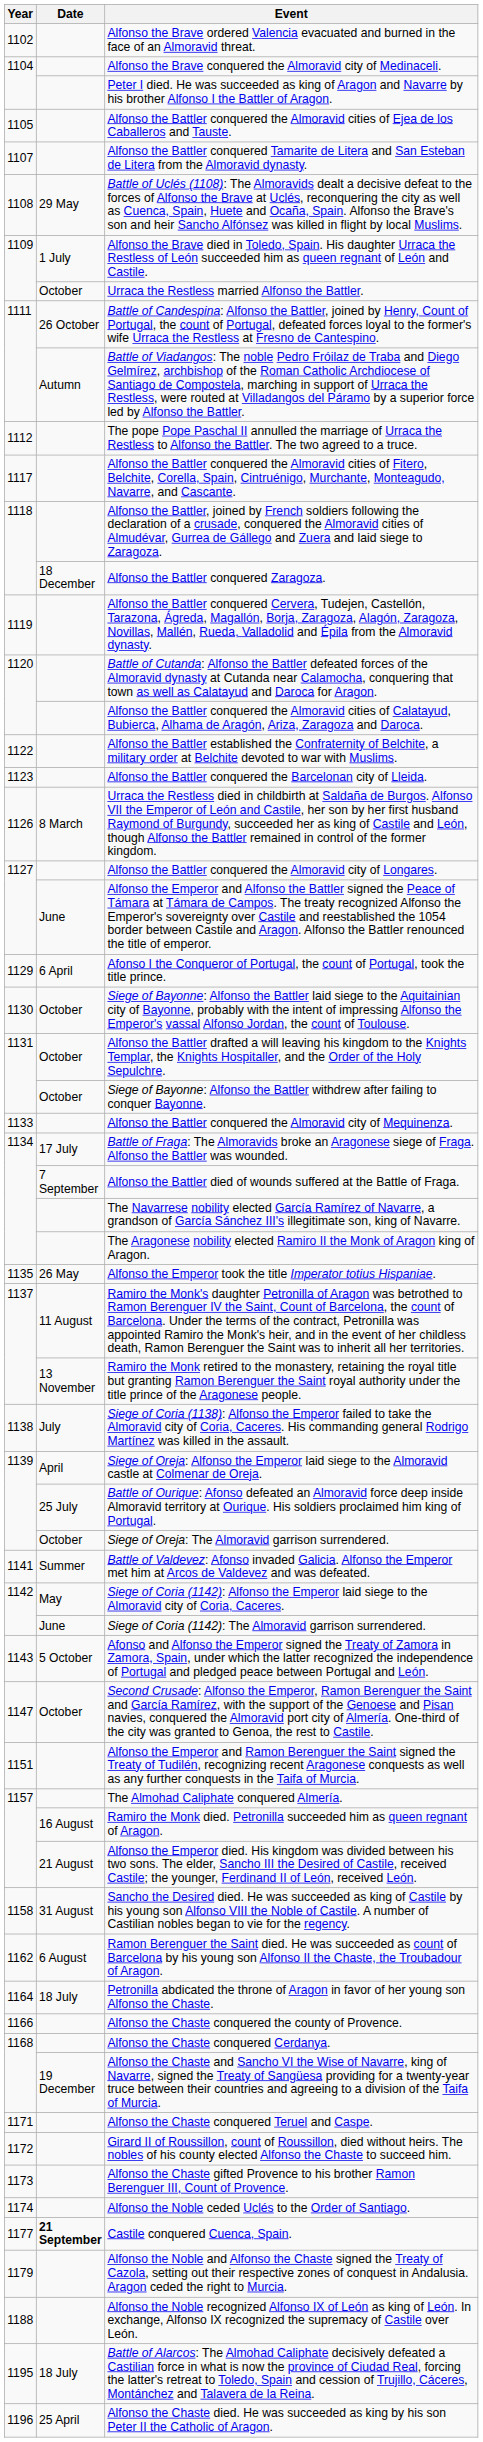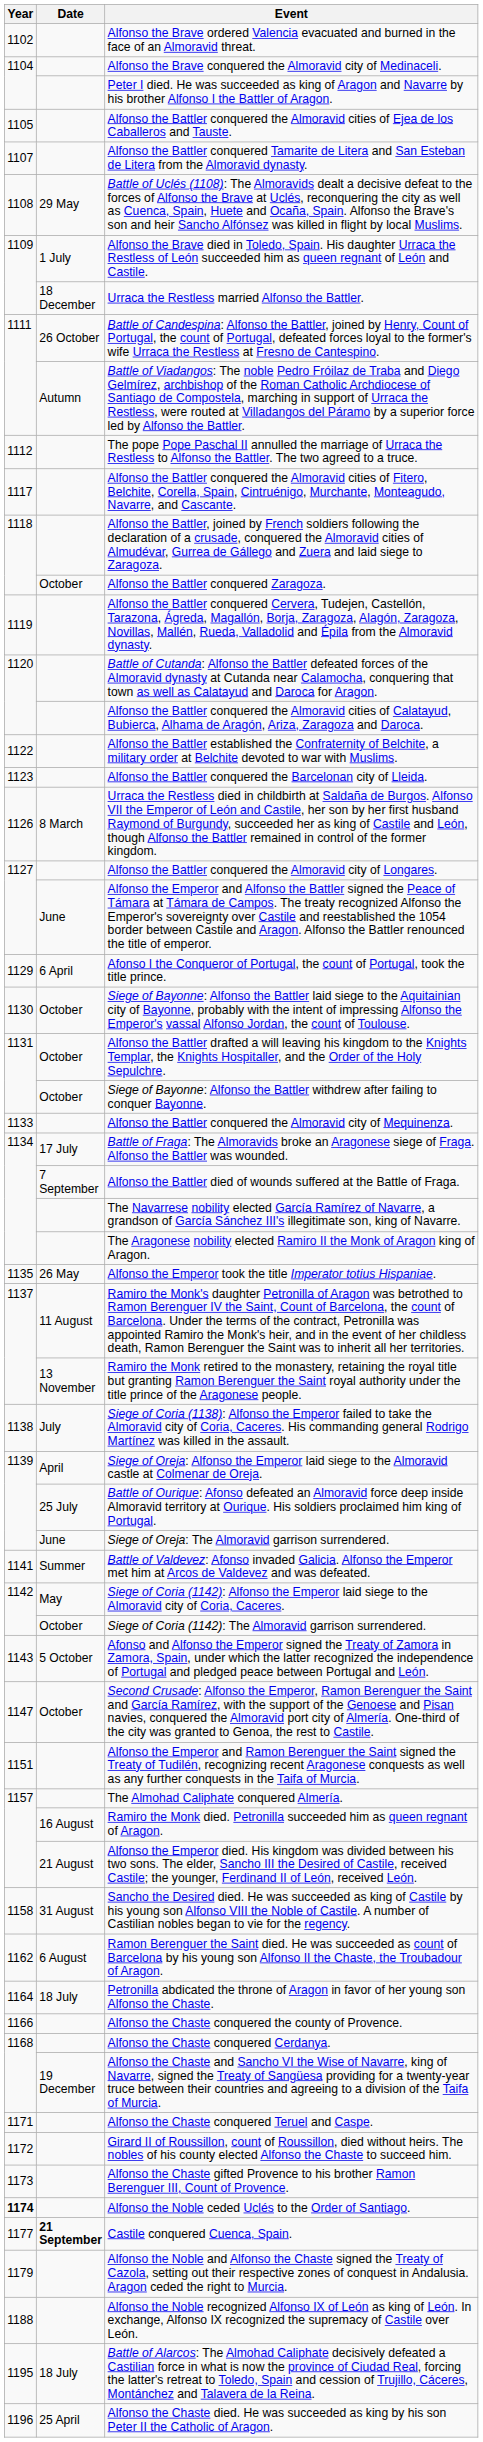(61, 291) October -> (67, 298) 18 December
(67, 578) 18 December -> (61, 585) October
(61, 1540) October -> (52, 1540) June
(52, 1625) June -> (61, 1625) October
(20, 2207) normal -> (20, 2207) bold
